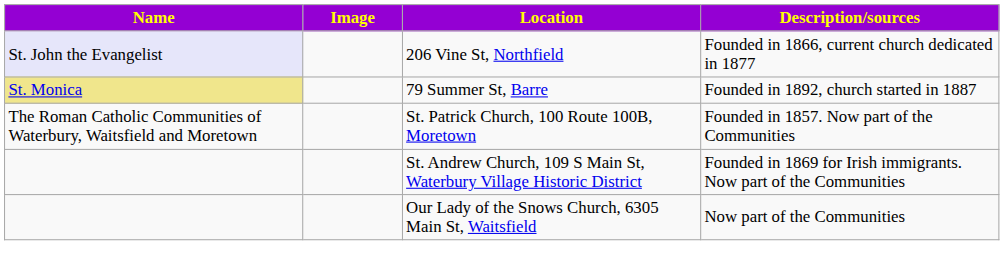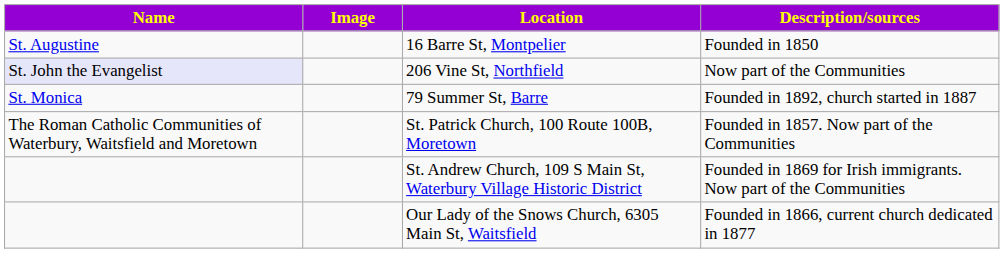+ row: (486, 44)
(849, 53) Founded in 1866, current church dedicated in 1877 -> (805, 71) Now part of the Communities
(45, 90) khaki background -> (45, 97) no background
(805, 217) Now part of the Communities -> (849, 224) Founded in 1866, current church dedicated in 1877
